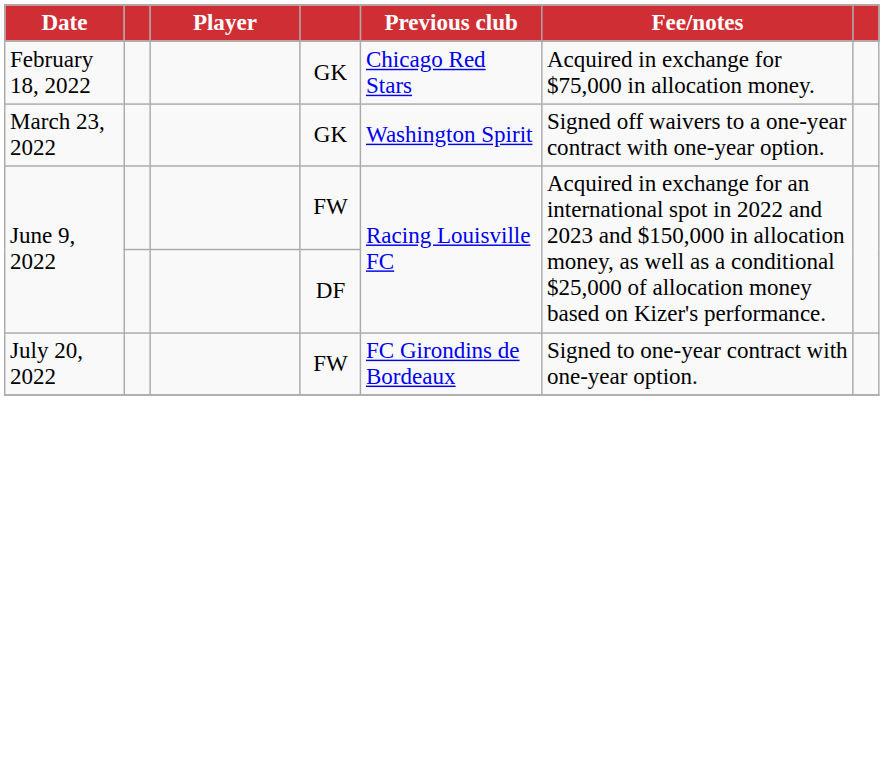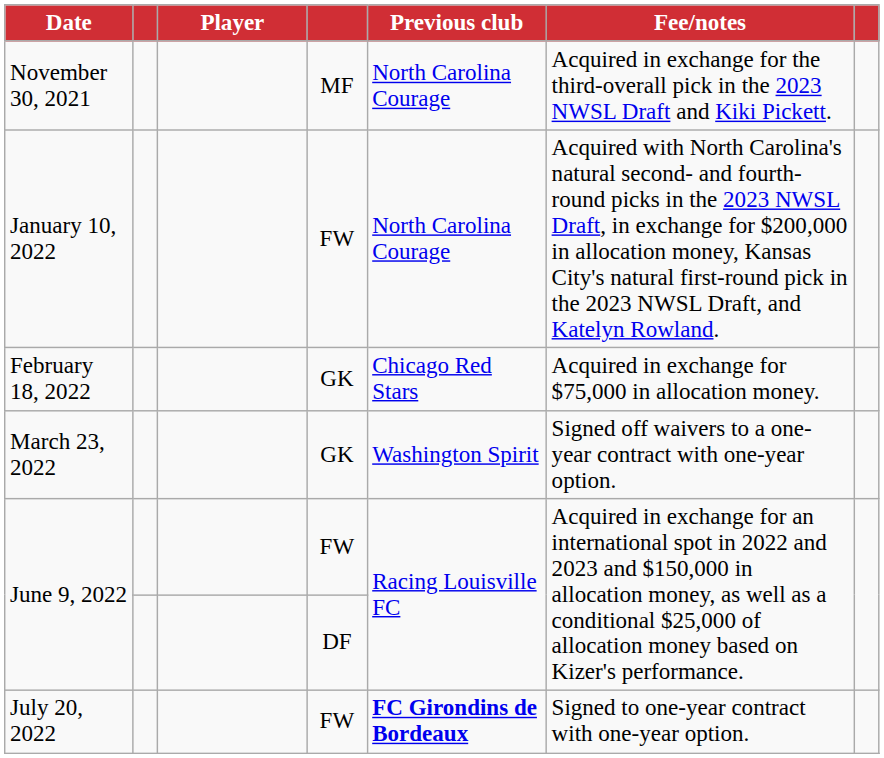+ row: (59, 85)
+ row: (63, 238)
(443, 363) normal -> (455, 721) bold
